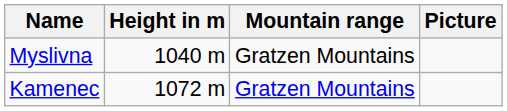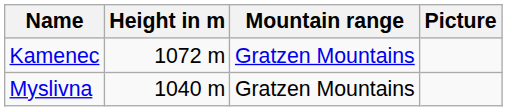rows swapped: (55, 88) <-> (51, 55)
